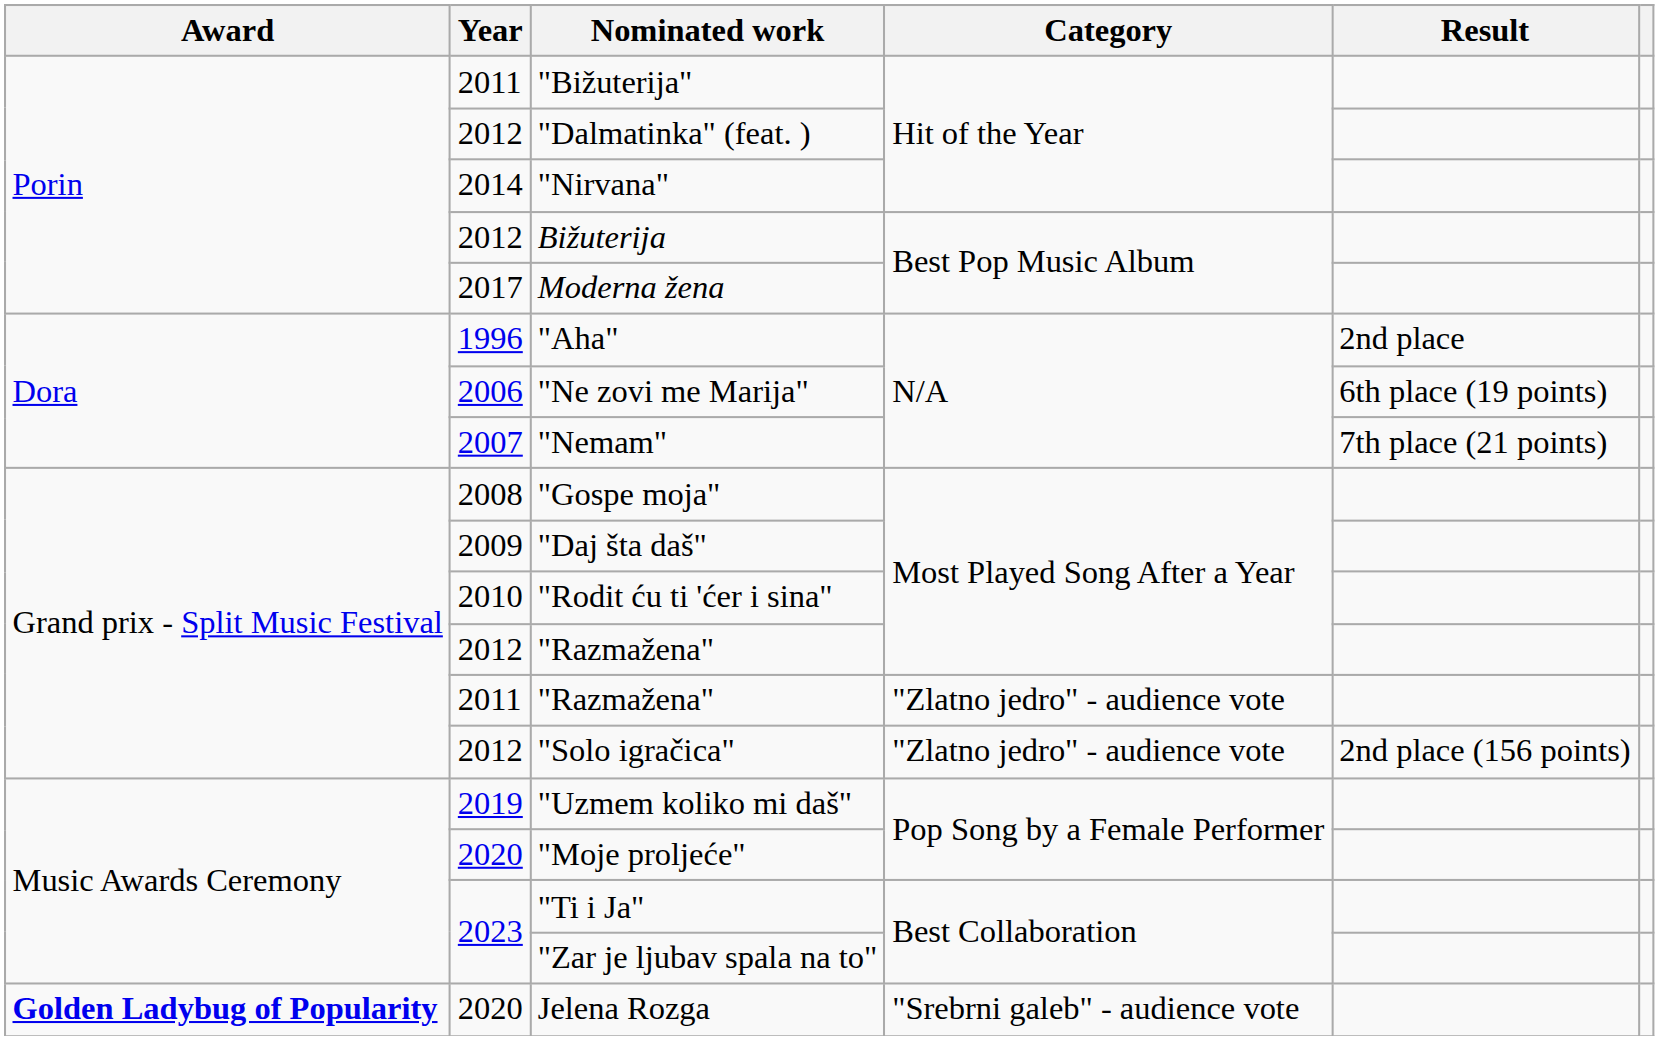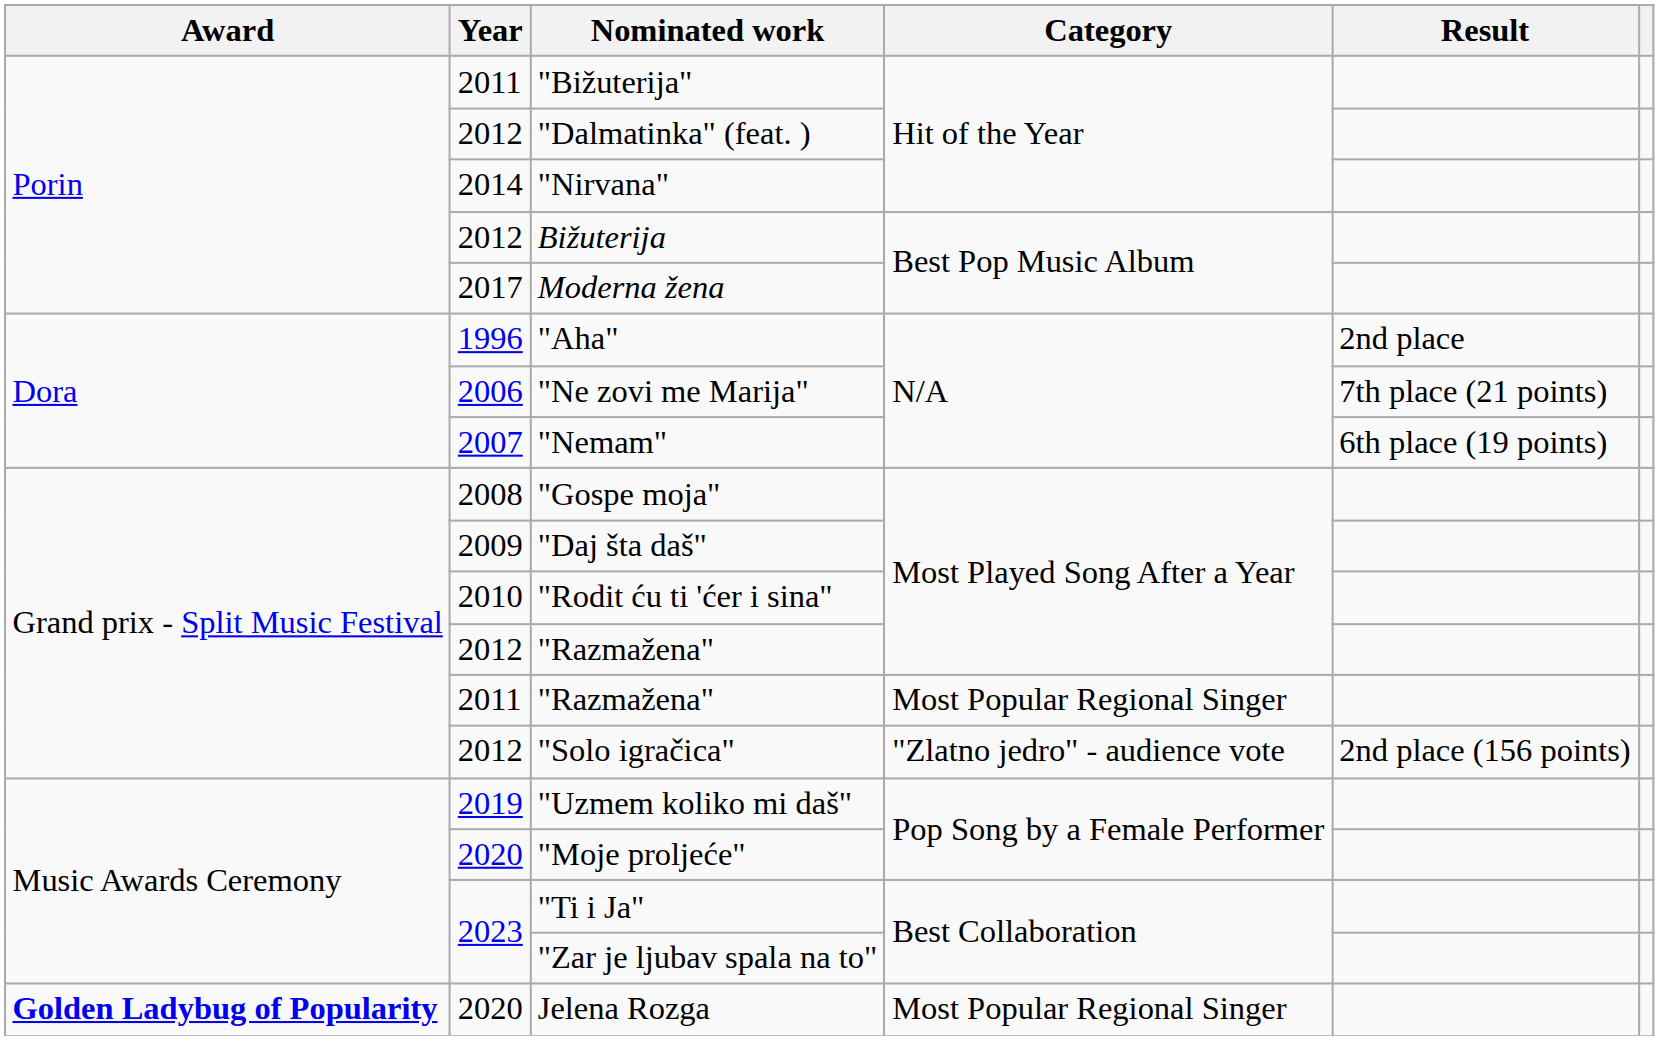(1473, 390) 6th place (19 points) -> (1473, 390) 7th place (21 points)
(1473, 442) 7th place (21 points) -> (1473, 442) 6th place (19 points)
(1089, 699) "Zlatno jedro" - audience vote -> (1089, 699) Most Popular Regional Singer
(1096, 1008) "Srebrni galeb" - audience vote -> (1089, 1008) Most Popular Regional Singer
